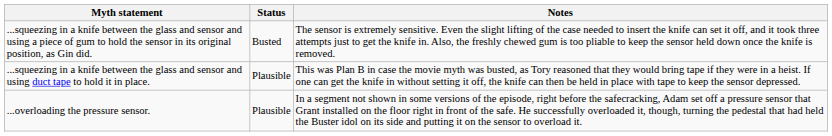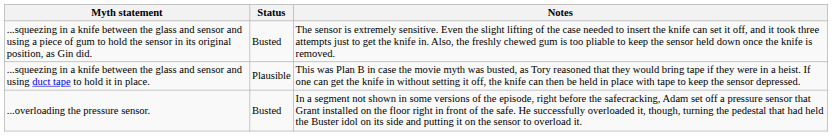(271, 110) Plausible -> (267, 110) Busted
